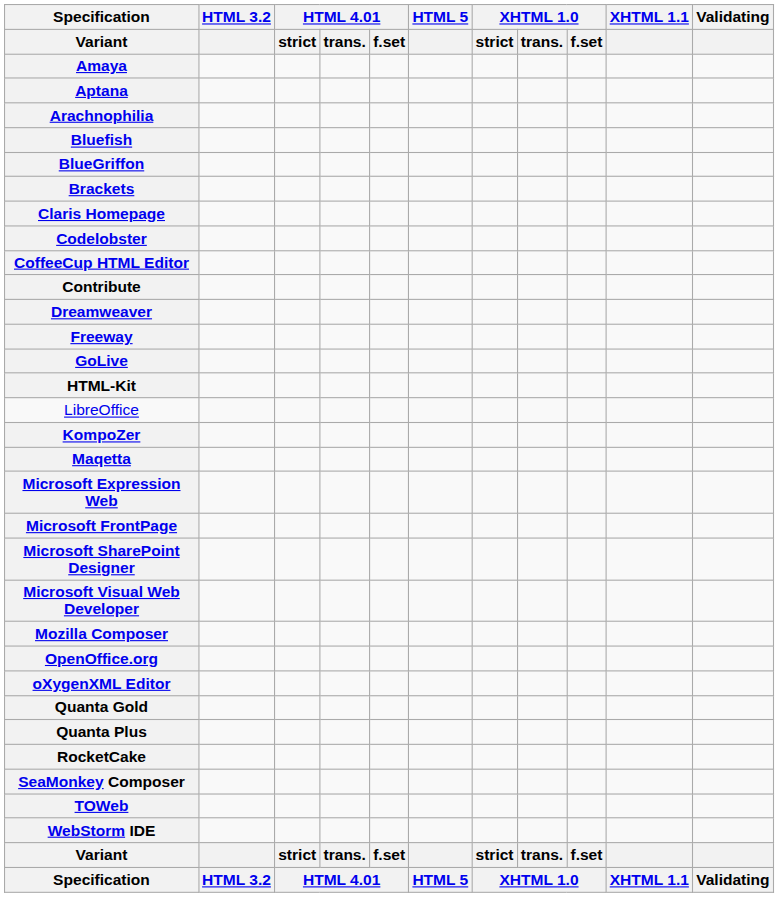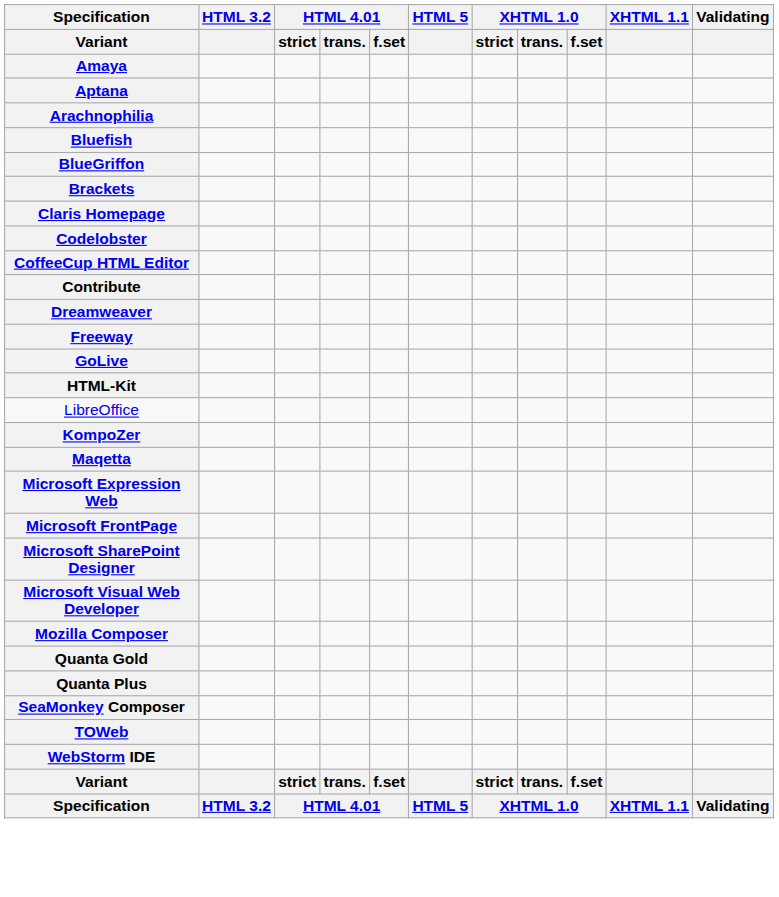- row: (101, 659)
- row: (101, 683)
- row: (101, 757)
